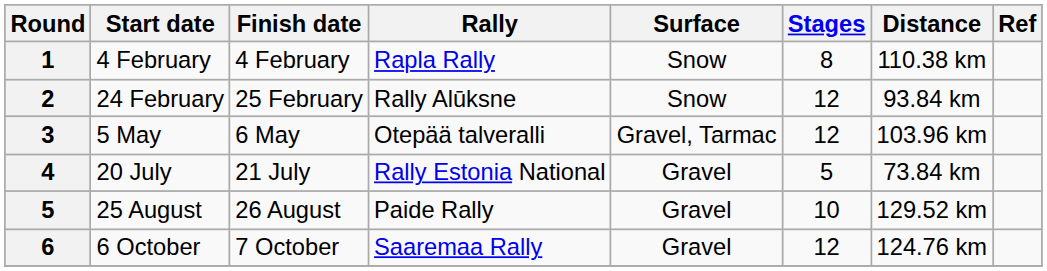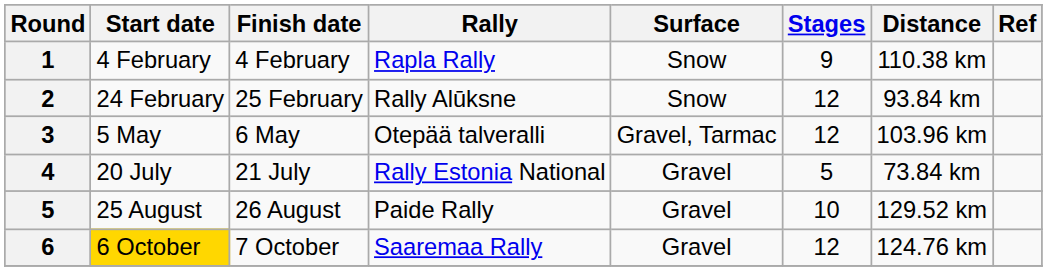(827, 60) 8 -> (827, 60) 9
(149, 247) no background -> (149, 247) gold background
